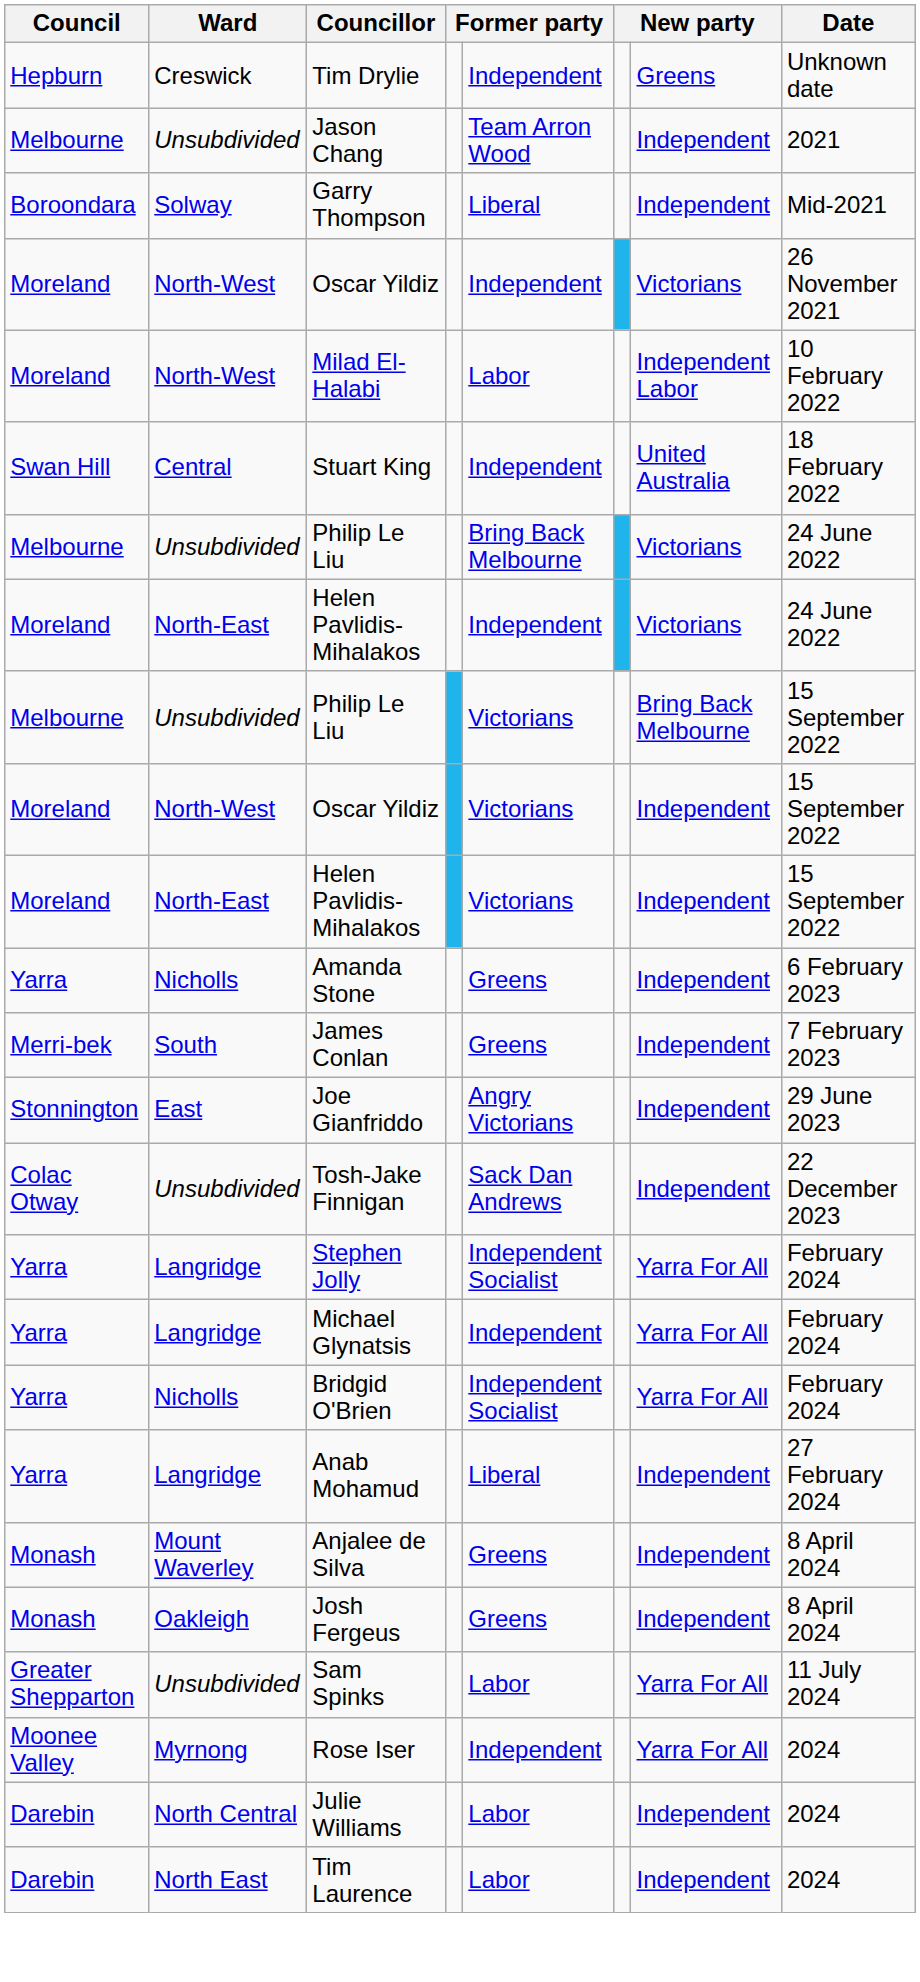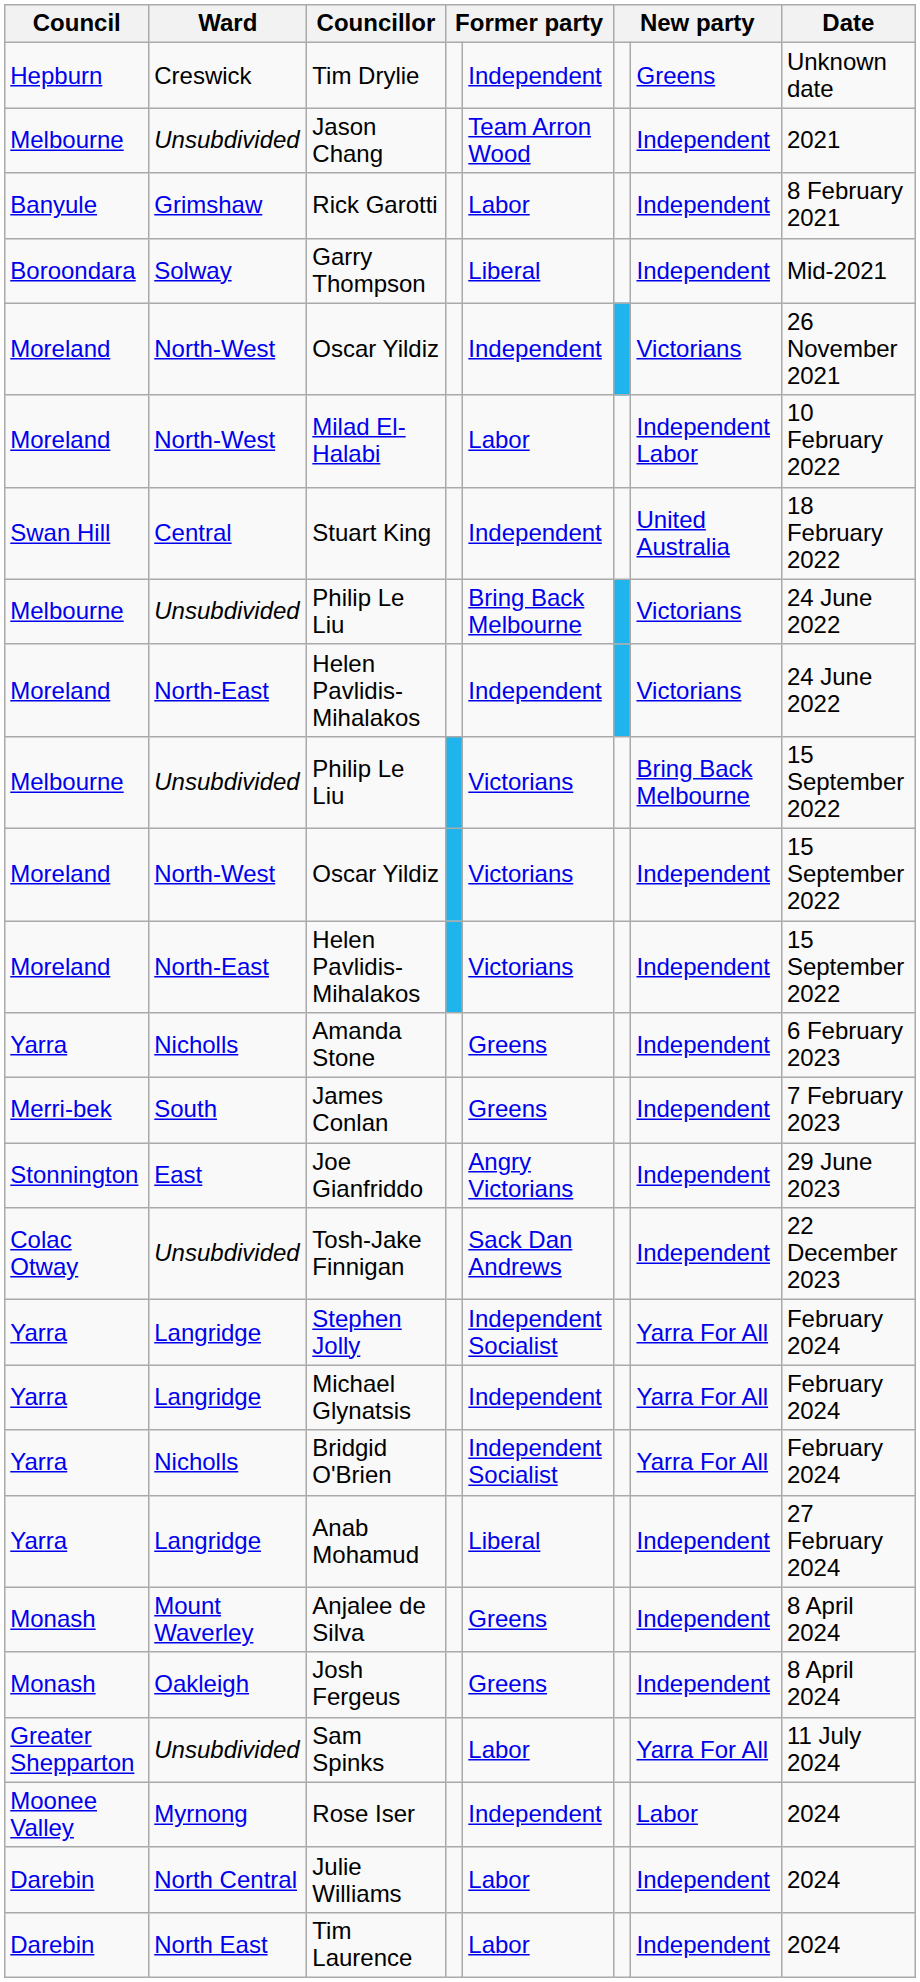+ row: (208, 205)
(702, 1749) Yarra For All -> (667, 1814) Labor
